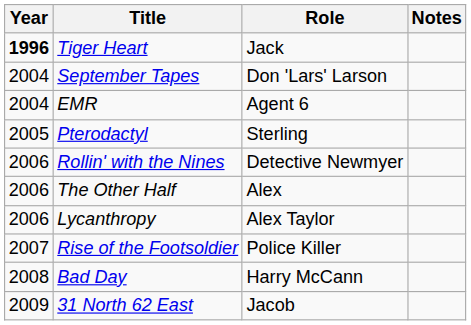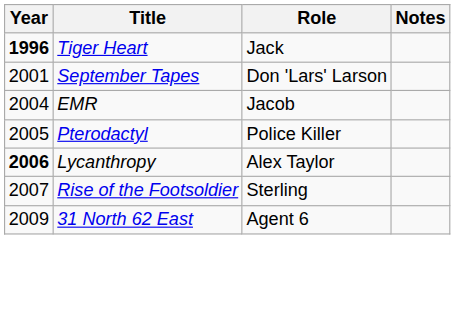(29, 76) 2004 -> (29, 76) 2001
(278, 104) Agent 6 -> (271, 104) Jacob
(277, 133) Sterling -> (294, 133) Police Killer
- row: (141, 162)
- row: (117, 190)
(29, 219) normal -> (29, 162) bold
(294, 248) Police Killer -> (277, 190) Sterling
- row: (92, 276)
(271, 305) Jacob -> (278, 219) Agent 6
